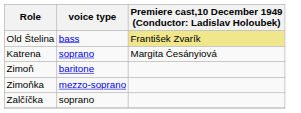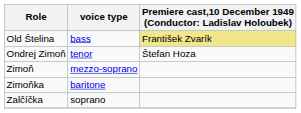+ row: (36, 54)
- row: (24, 54)
(76, 69) baritone -> (104, 69) mezzo-soprano
(92, 85) mezzo-soprano -> (88, 85) baritone
